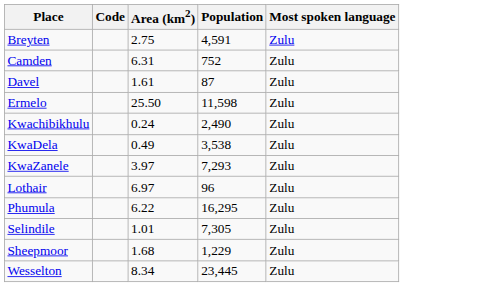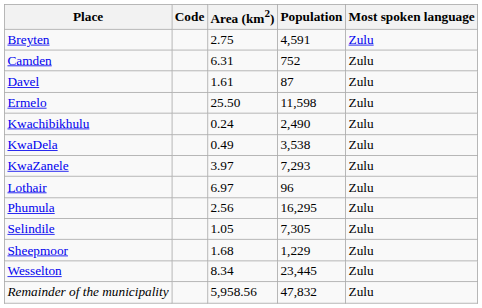(143, 208) 6.22 -> (222, 208) 2.56
(143, 229) 1.01 -> (222, 229) 1.05
+ row: (88, 292)
